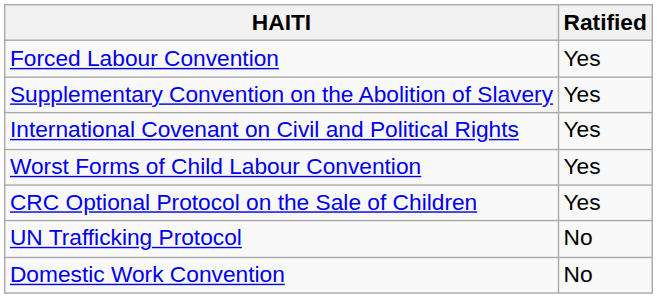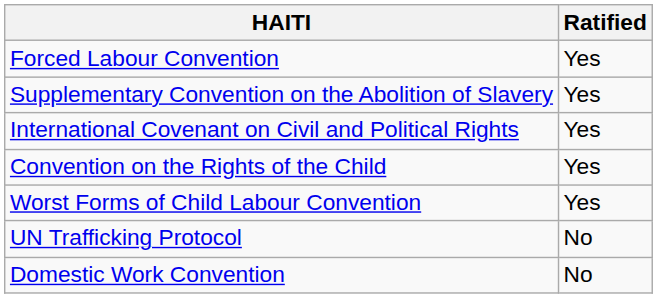+ row: (198, 166)
- row: (244, 202)
